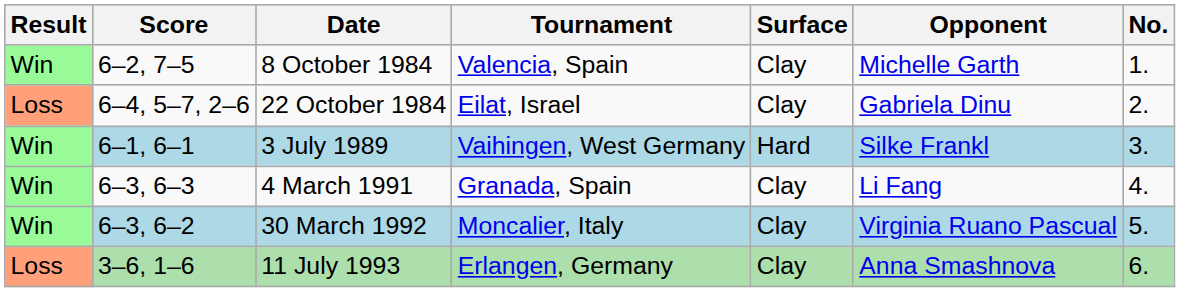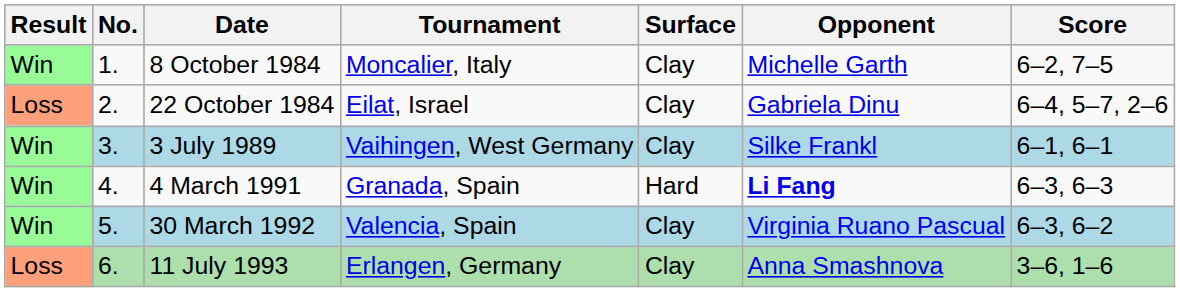columns swapped: (1148, 24) <-> (174, 24)
(543, 64) Valencia, Spain -> (429, 64) Moncalier, Italy
(784, 145) Hard -> (670, 145) Clay
(782, 185) Clay -> (672, 185) Hard
(901, 185) normal -> (792, 185) bold
(541, 225) Moncalier, Italy -> (431, 225) Valencia, Spain
